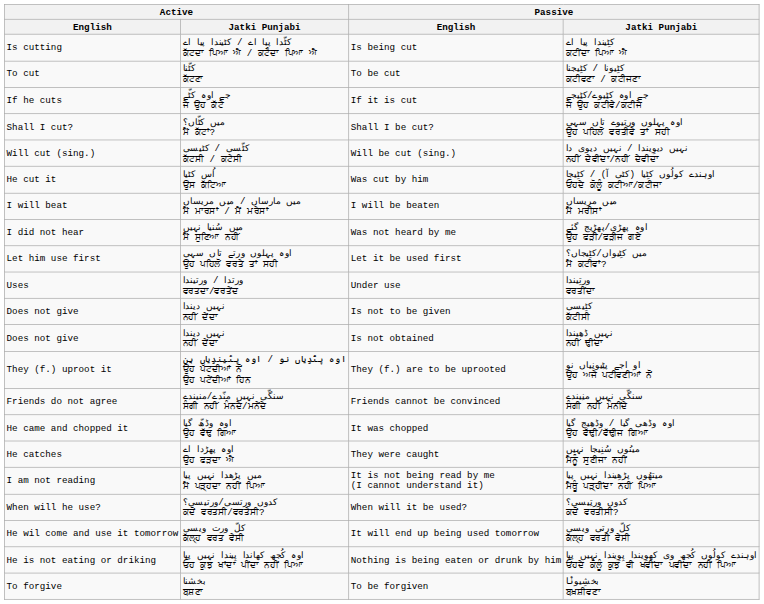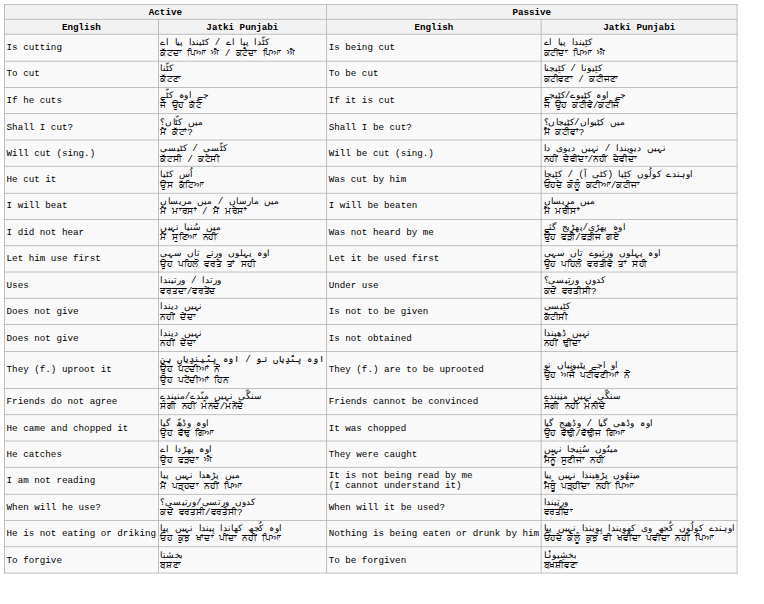(624, 127) اوہ پہلوں ورتِیوے تاں سہی ਉਹ ਪਹਿਲੋਂ ਵਰਤੀਵੇ ਤਾਂ ਸਹੀ -> (584, 127) میں کٹِیواں/کٹِیجاں؟ ਮੈਂ ਕਟੀਵਾਂ?
(606, 259) میں کٹِیواں/کٹِیجاں؟ ਮੈਂ ਕਟੀਵਾਂ? -> (602, 259) اوہ پہلوں ورتِیوے تاں سہی ਉਹ ਪਹਿਲੋਂ ਵਰਤੀਵੇ ਤਾਂ ਸਹੀ
(580, 286) ورتِیندا ਵਰਤੀਂਦਾ -> (574, 286) کدوں ورتِیسی؟ ਕਦੋਂ ਵਰਤੀਸੀ?
(596, 508) کدوں ورتِیسی؟ ਕਦੋਂ ਵਰਤੀਸੀ? -> (558, 508) ورتِیندا ਵਰਤੀਂਦਾ
- row: (445, 534)
